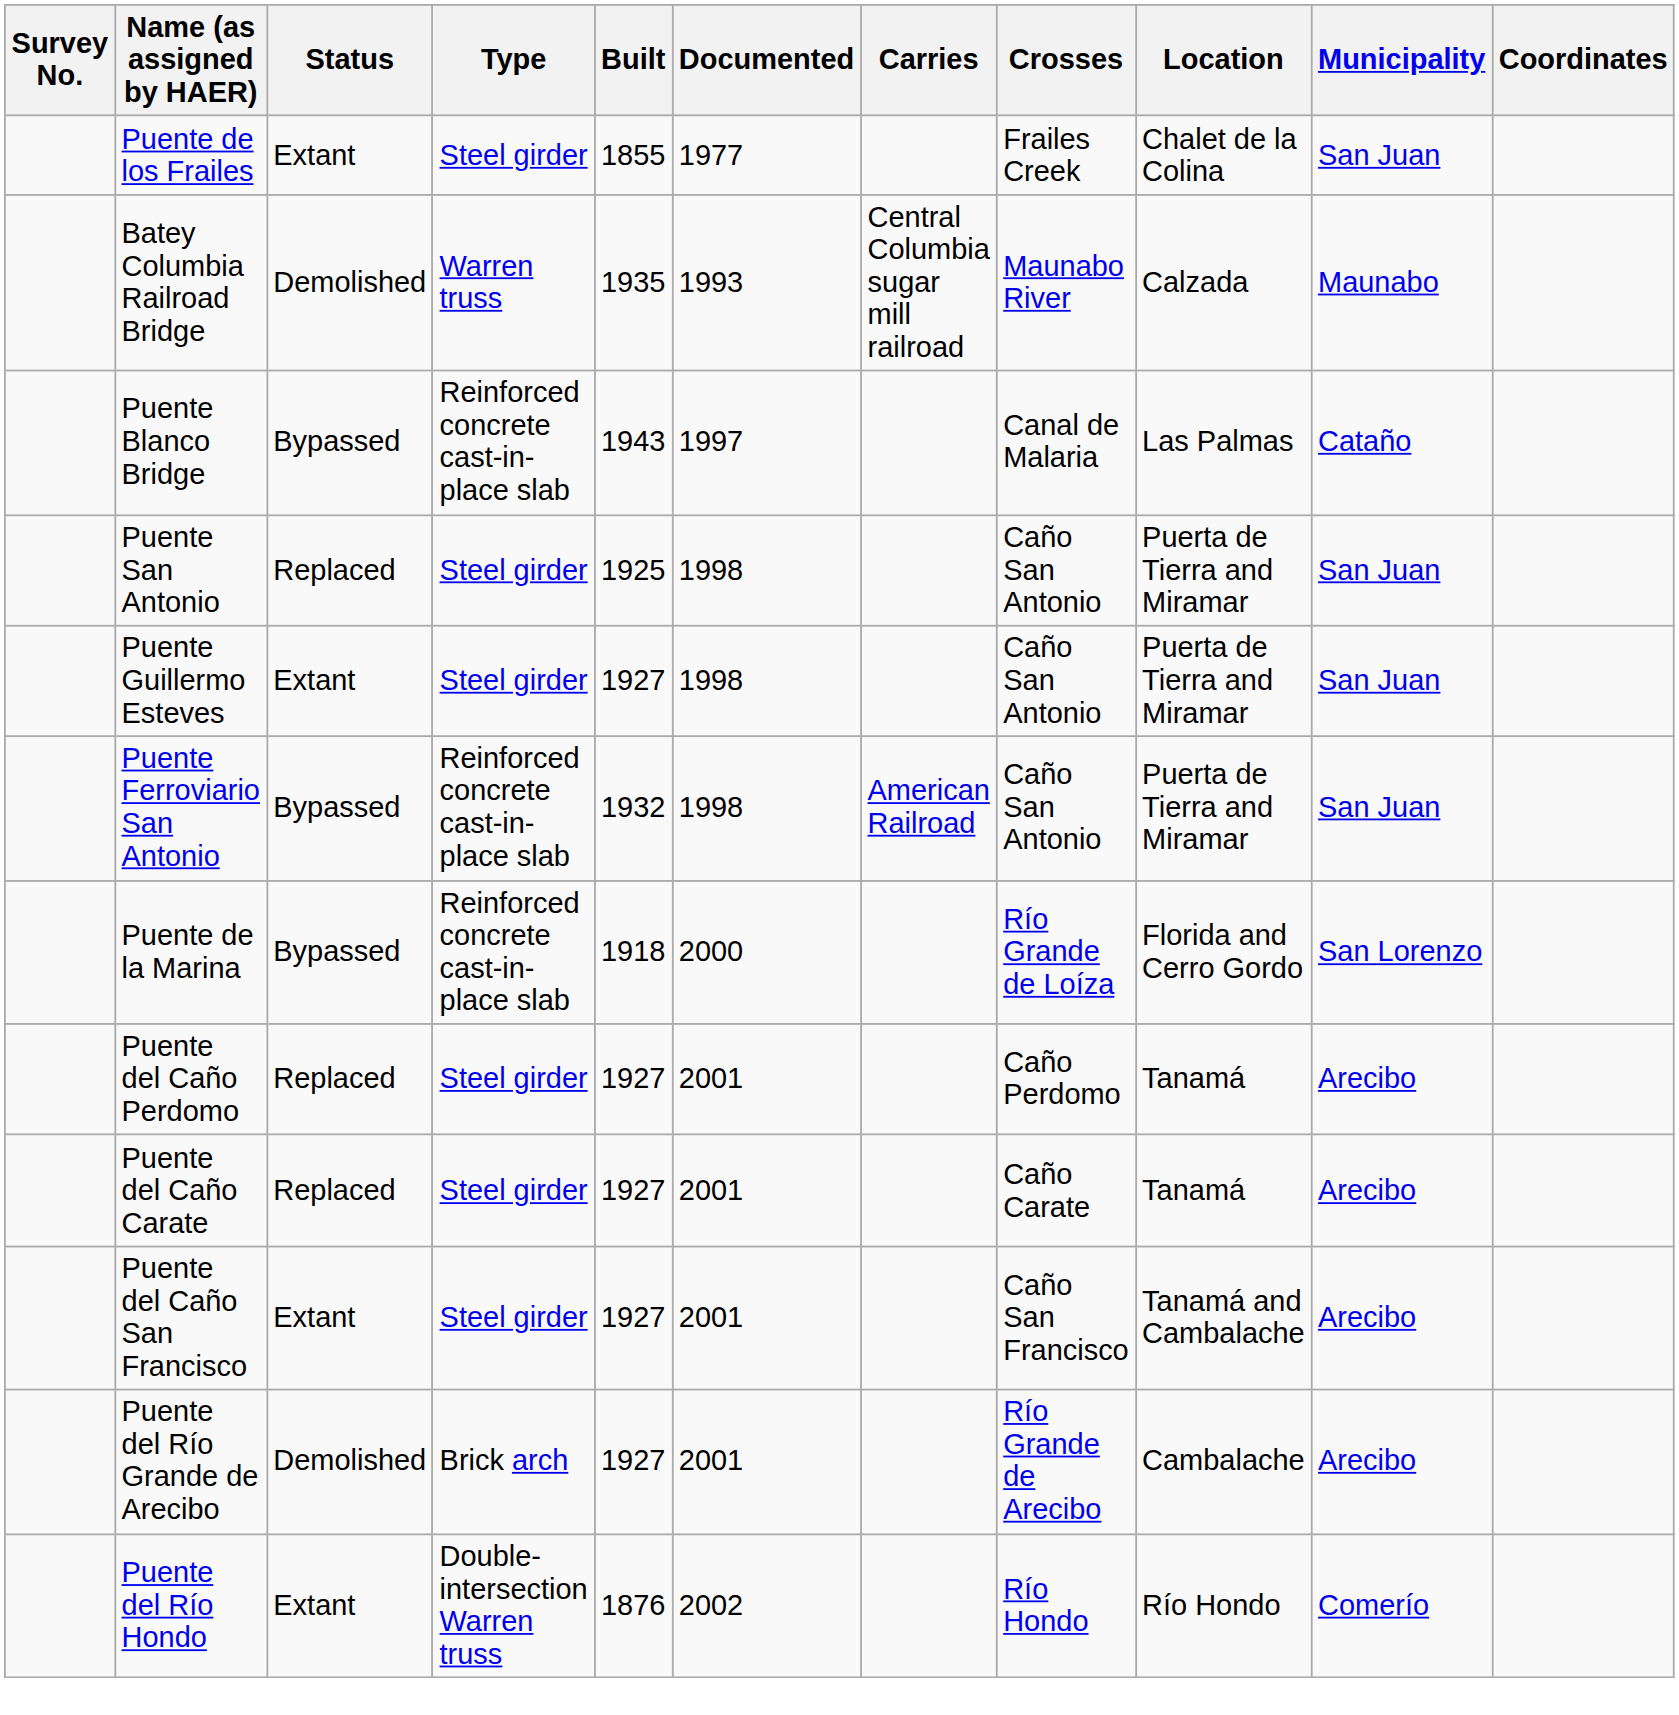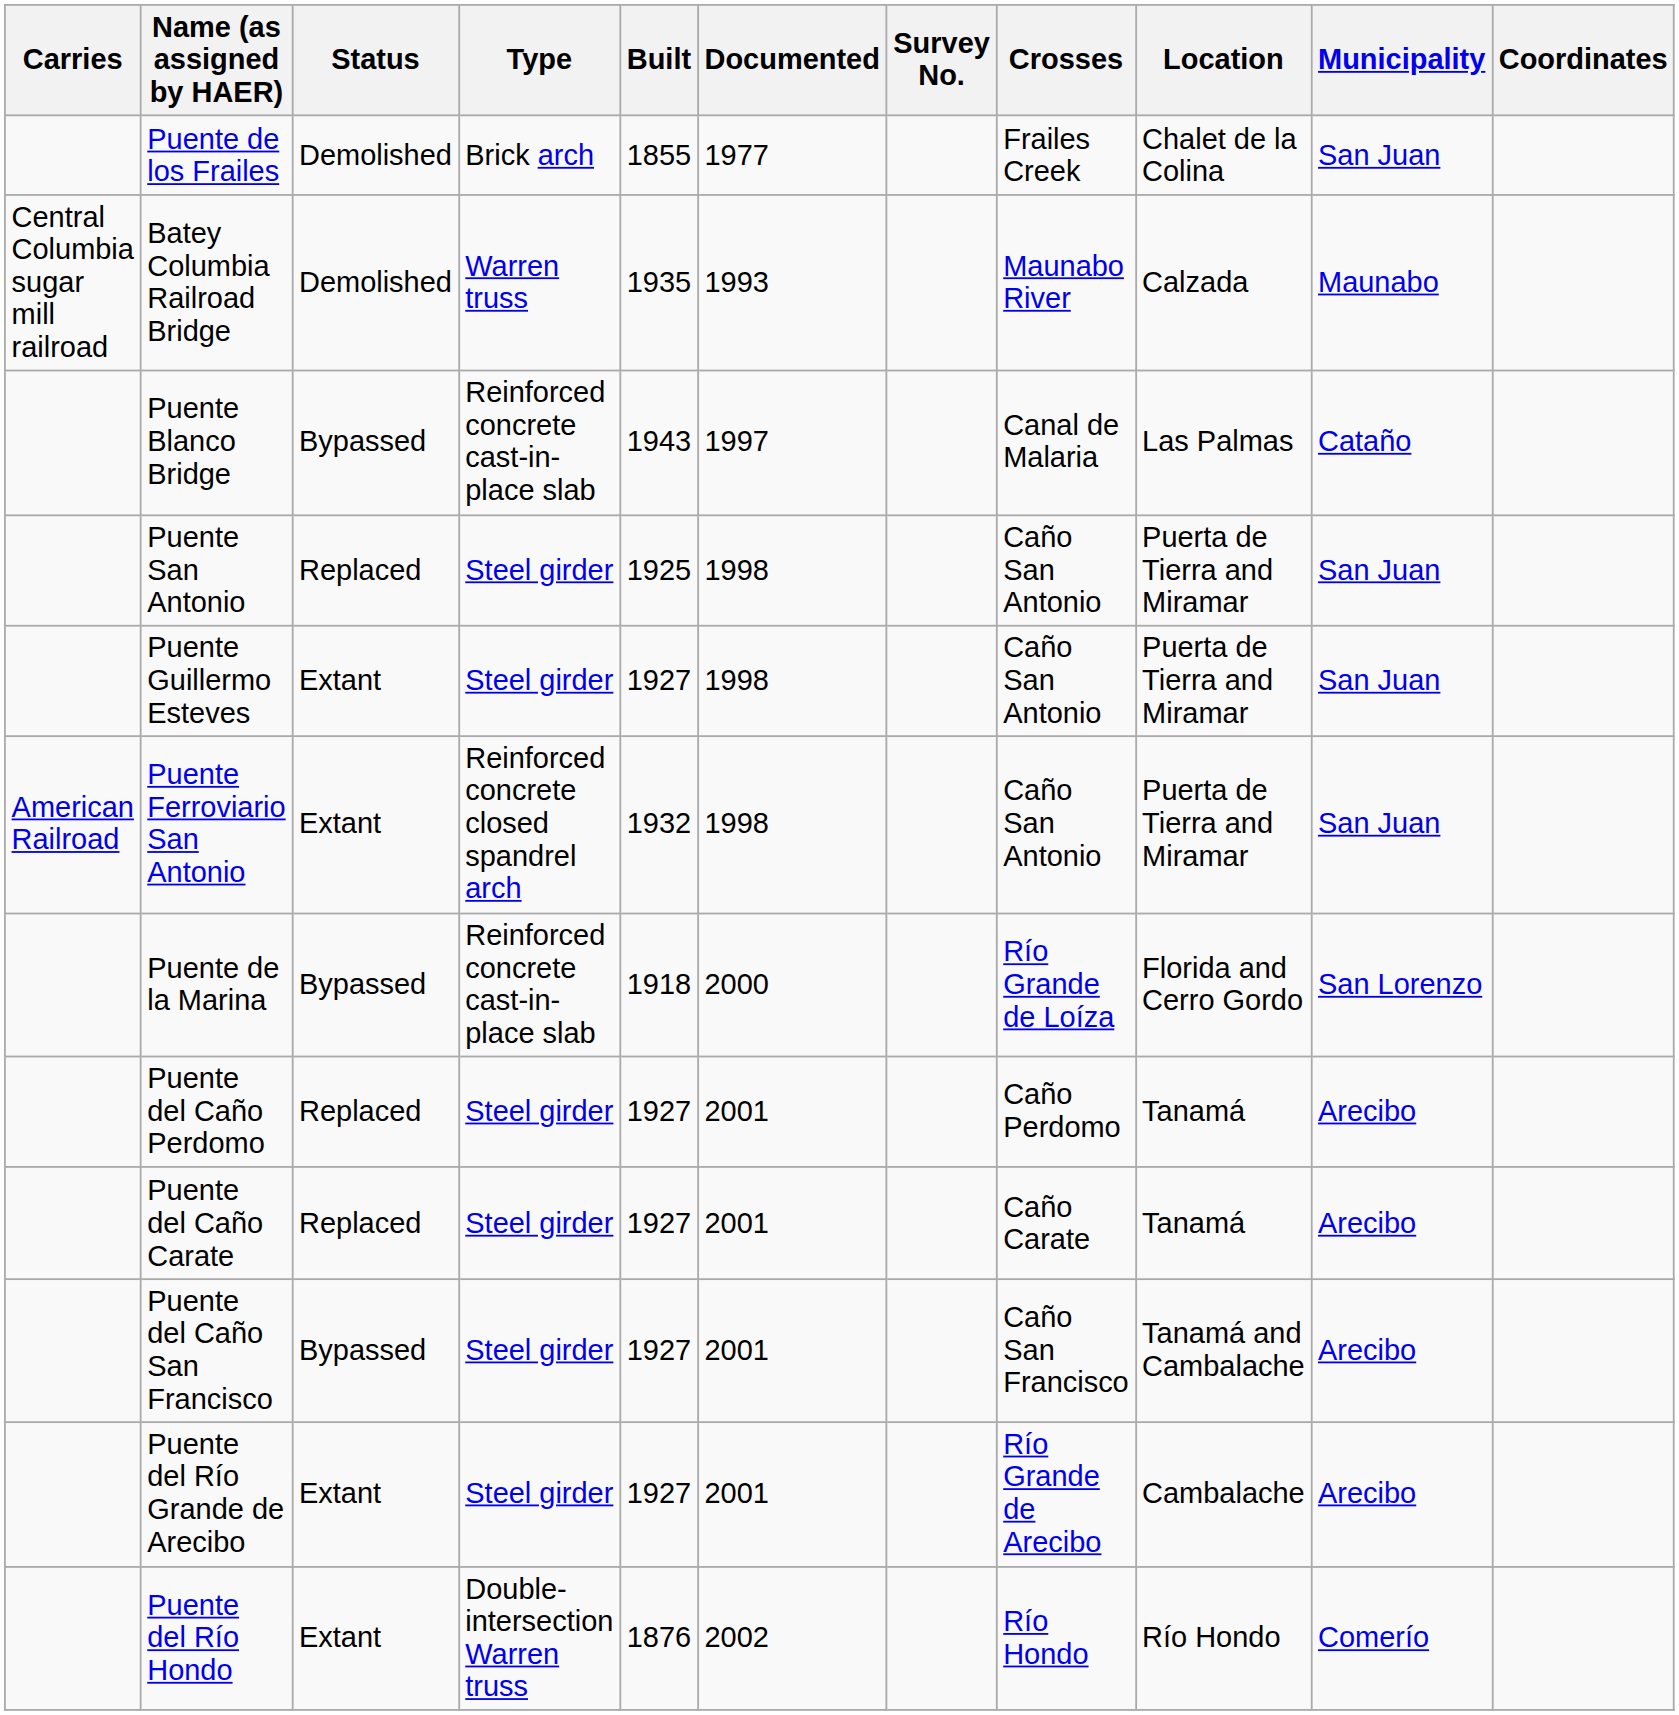columns swapped: (60, 60) <-> (929, 60)
(314, 154) Extant -> (375, 154) Demolished
(514, 154) Steel girder -> (530, 154) Brick arch
(337, 808) Bypassed -> (340, 824) Extant
(510, 808) Reinforced concrete cast-in-place slab -> (535, 824) Reinforced concrete closed spandrel arch
(314, 1317) Extant -> (363, 1350) Bypassed
(350, 1461) Demolished -> (340, 1493) Extant
(504, 1461) Brick arch -> (539, 1493) Steel girder
